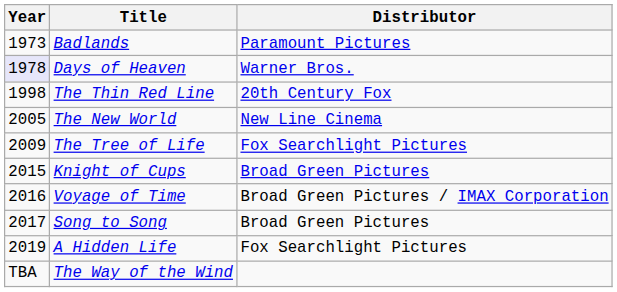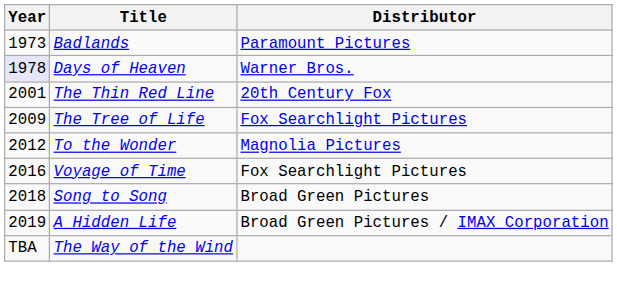(27, 94) 1998 -> (27, 94) 2001
- row: (115, 120)
+ row: (115, 146)
- row: (120, 171)
(425, 197) Broad Green Pictures / IMAX Corporation -> (354, 171) Fox Searchlight Pictures
(27, 223) 2017 -> (27, 197) 2018
(354, 248) Fox Searchlight Pictures -> (425, 223) Broad Green Pictures / IMAX Corporation
